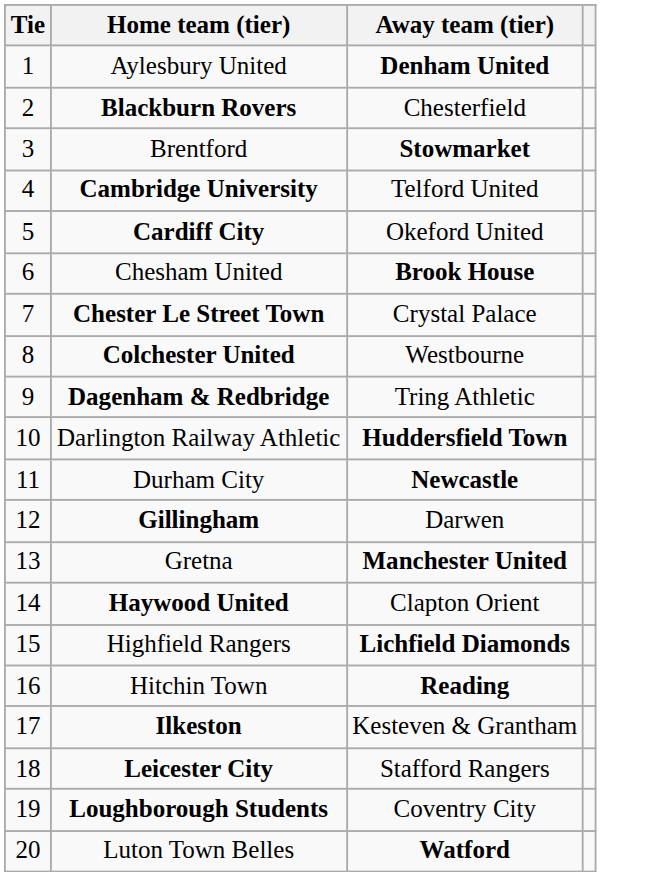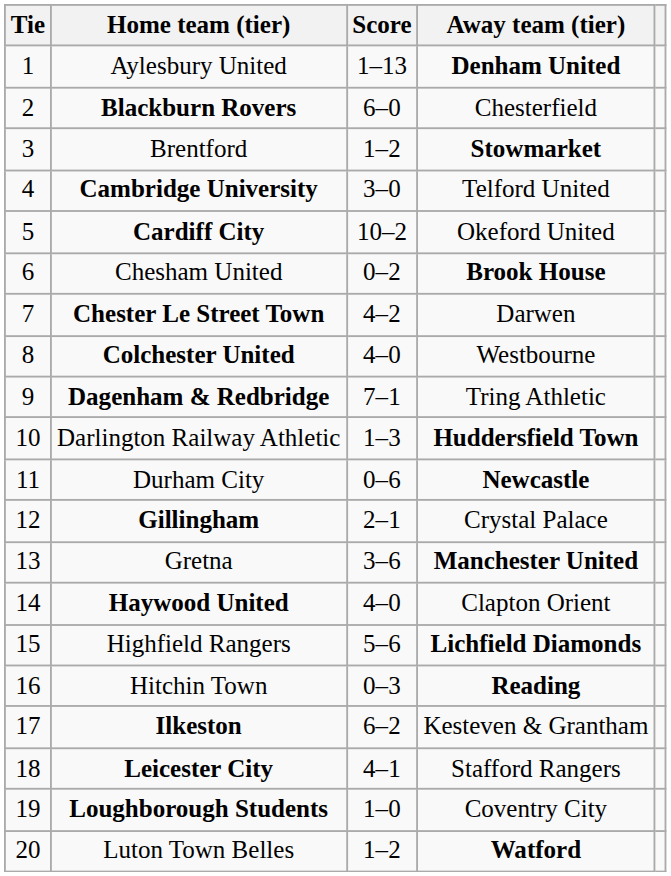+ column: (382, 24)
(465, 313) Crystal Palace -> (536, 313) Darwen
(465, 520) Darwen -> (536, 520) Crystal Palace
